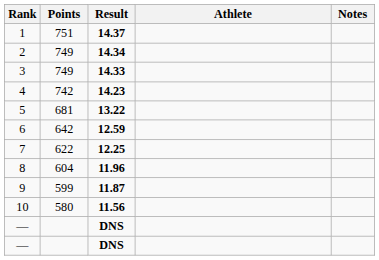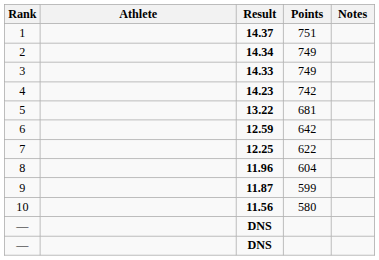columns swapped: (233, 14) <-> (64, 14)
